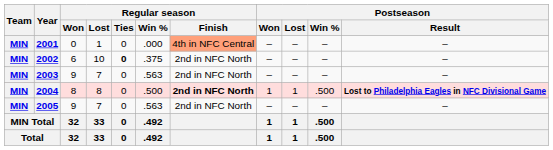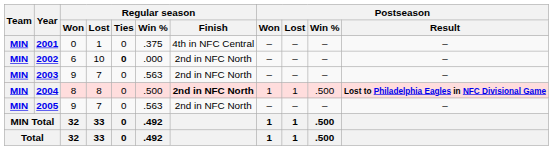(153, 44) .000 -> (153, 44) .375
(213, 44) lightsalmon background -> (213, 44) no background
(153, 59) .375 -> (153, 59) .000
